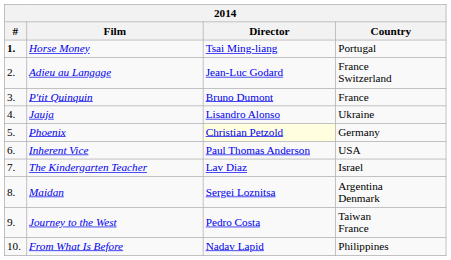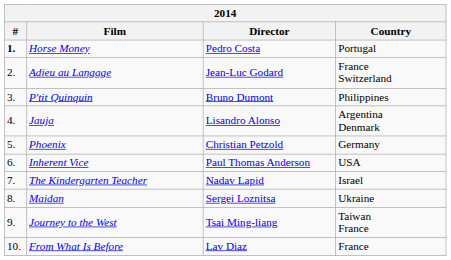(242, 48) Tsai Ming-liang -> (233, 48) Pedro Costa
(353, 97) France -> (363, 97) Philippines
(356, 114) Ukraine -> (360, 121) Argentina Denmark
(244, 132) lightyellow background -> (244, 145) no background
(226, 168) Lav Diaz -> (235, 180) Nadav Lapid
(360, 192) Argentina Denmark -> (356, 198) Ukraine
(233, 222) Pedro Costa -> (242, 222) Tsai Ming-liang
(235, 246) Nadav Lapid -> (226, 246) Lav Diaz
(363, 246) Philippines -> (353, 246) France
